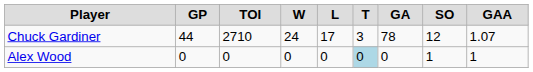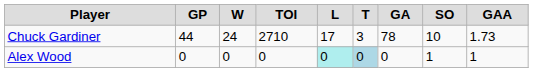columns swapped: (250, 15) <-> (299, 15)
(433, 36) 12 -> (433, 36) 10
(483, 36) 1.07 -> (483, 36) 1.73
(324, 57) no background -> (324, 57) paleturquoise background
